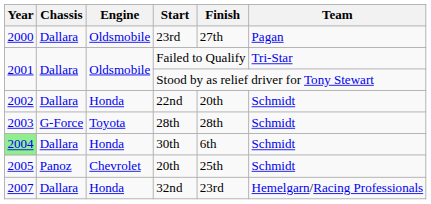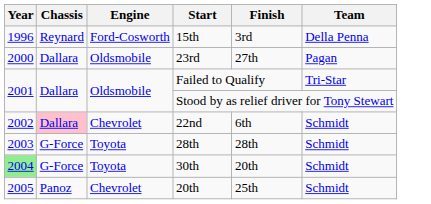+ row: (188, 37)
(59, 101) no background -> (59, 123) pink background
(107, 101) Honda -> (116, 123) Chevrolet
(211, 101) 20th -> (243, 123) 6th
(59, 144) Dallara -> (61, 166) G-Force
(107, 144) Honda -> (108, 166) Toyota
(208, 144) 6th -> (247, 166) 20th
- row: (169, 187)
